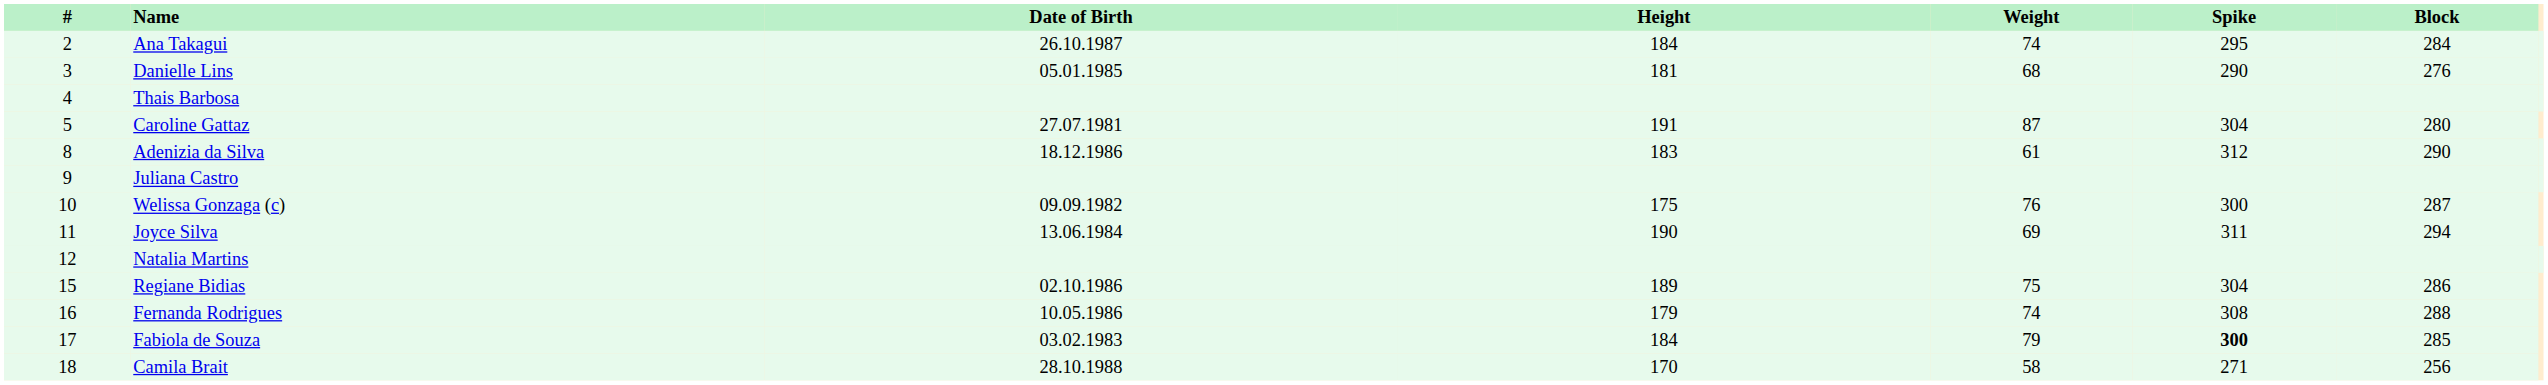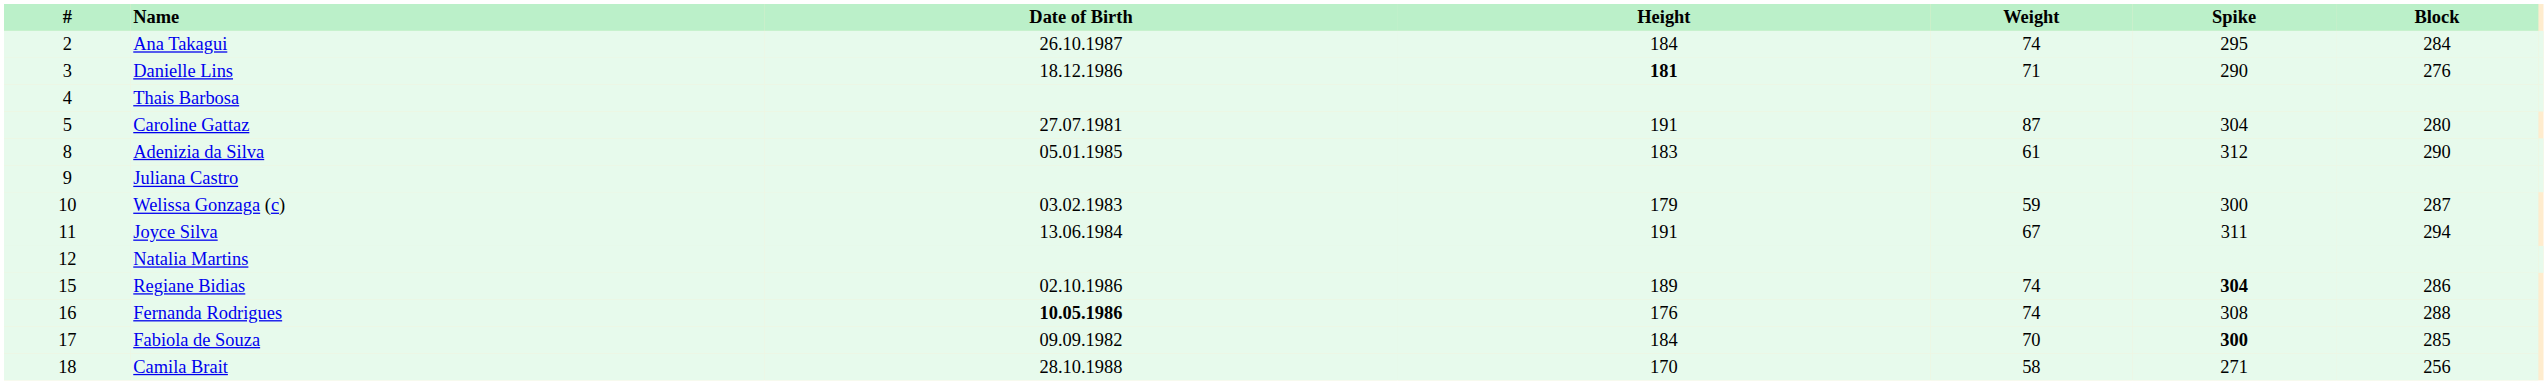(1081, 71) 05.01.1985 -> (1081, 71) 18.12.1986
(1664, 71) normal -> (1664, 71) bold
(2031, 71) 68 -> (2031, 71) 71
(1081, 151) 18.12.1986 -> (1081, 151) 05.01.1985
(1081, 205) 09.09.1982 -> (1081, 205) 03.02.1983
(1664, 205) 175 -> (1664, 205) 179
(2031, 205) 76 -> (2031, 205) 59
(1664, 232) 190 -> (1664, 232) 191
(2031, 232) 69 -> (2031, 232) 67
(2031, 286) 75 -> (2031, 286) 74
(2234, 286) normal -> (2234, 286) bold
(1081, 312) normal -> (1081, 312) bold
(1664, 312) 179 -> (1664, 312) 176
(1081, 339) 03.02.1983 -> (1081, 339) 09.09.1982
(2031, 339) 79 -> (2031, 339) 70
